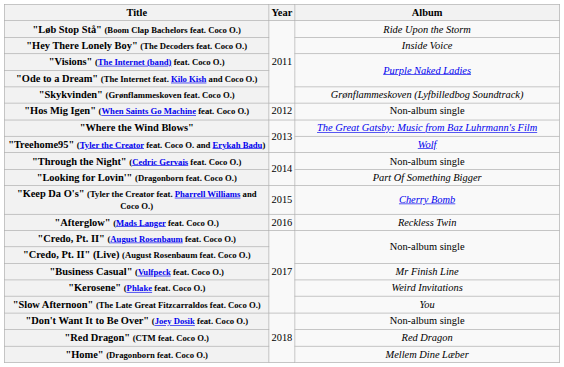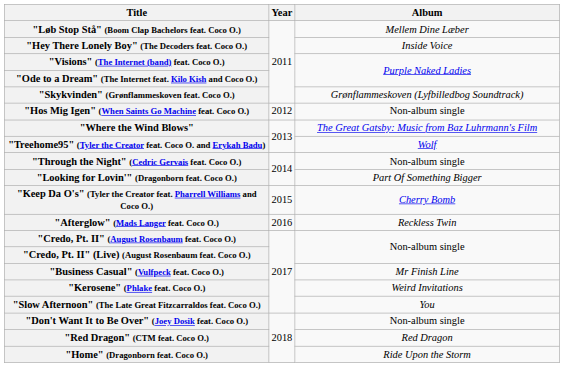(427, 29) Ride Upon the Storm -> (427, 29) Mellem Dine Læber
(427, 354) Mellem Dine Læber -> (427, 354) Ride Upon the Storm
